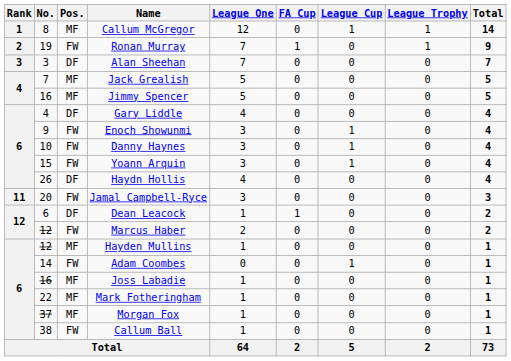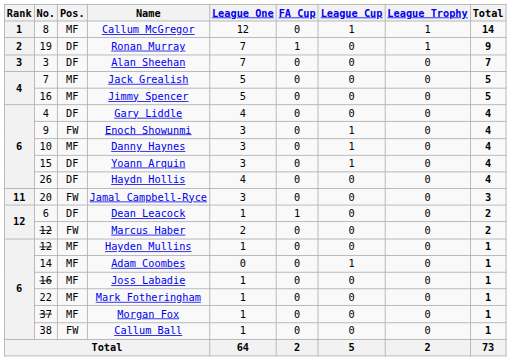(72, 46) FW -> (72, 46) DF
(72, 147) FW -> (72, 147) MF
(72, 163) FW -> (72, 163) DF
(72, 264) FW -> (72, 264) MF
